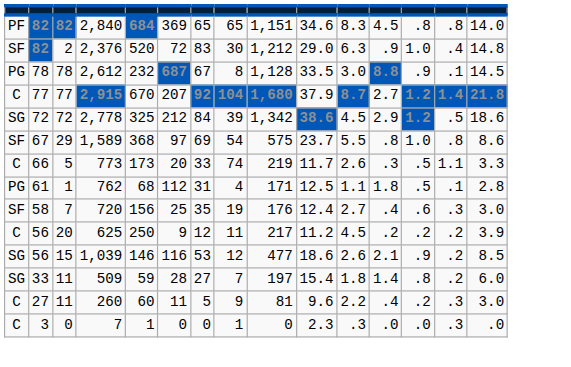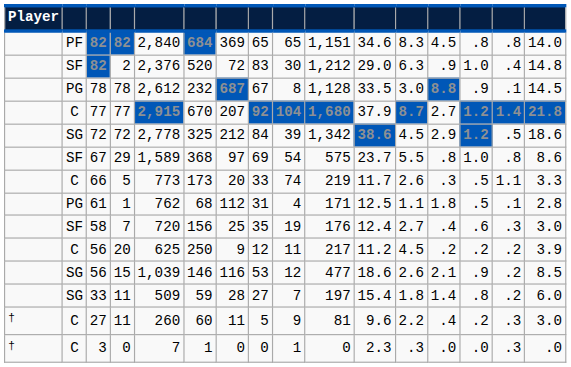+ column: (34, 19)
